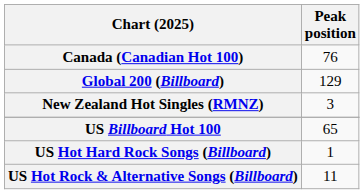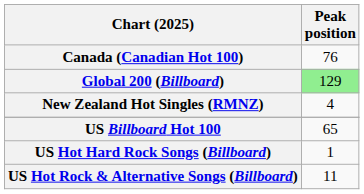(330, 81) no background -> (330, 81) lightgreen background
(330, 104) 3 -> (330, 104) 4
